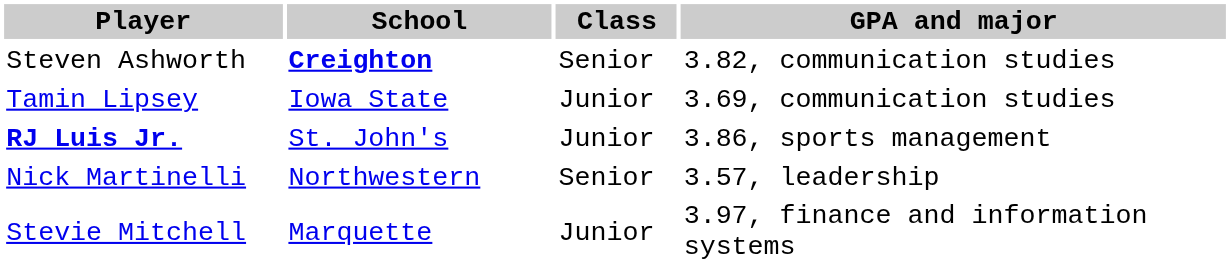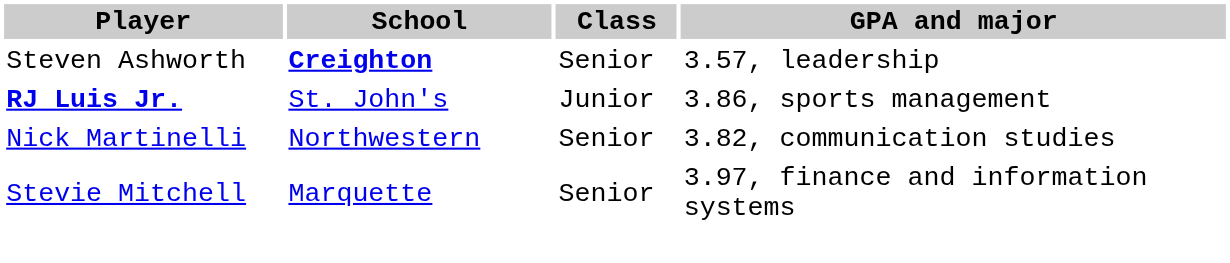(900, 60) 3.82, communication studies -> (812, 60) 3.57, leadership
- row: (102, 99)
(812, 177) 3.57, leadership -> (900, 138) 3.82, communication studies
(607, 232) Junior -> (607, 193) Senior
